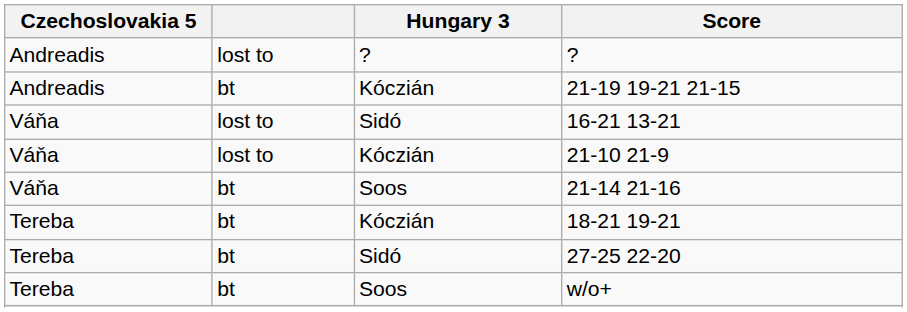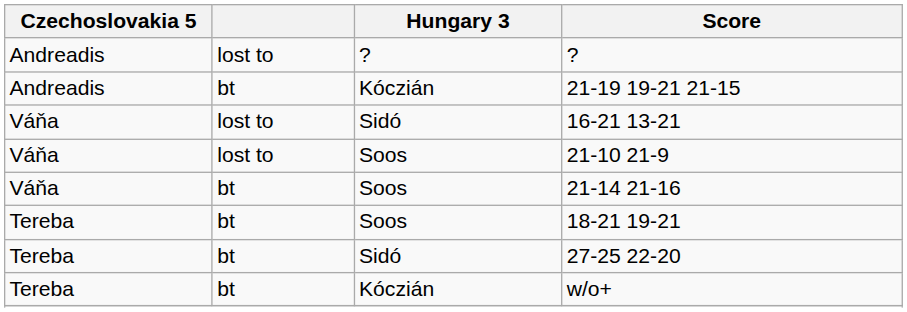(397, 155) Kóczián -> (383, 155) Soos
(397, 222) Kóczián -> (383, 222) Soos
(383, 289) Soos -> (397, 289) Kóczián
